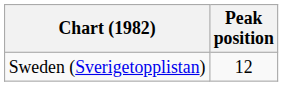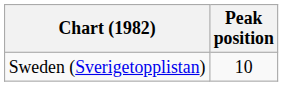(244, 66) 12 -> (244, 66) 10
